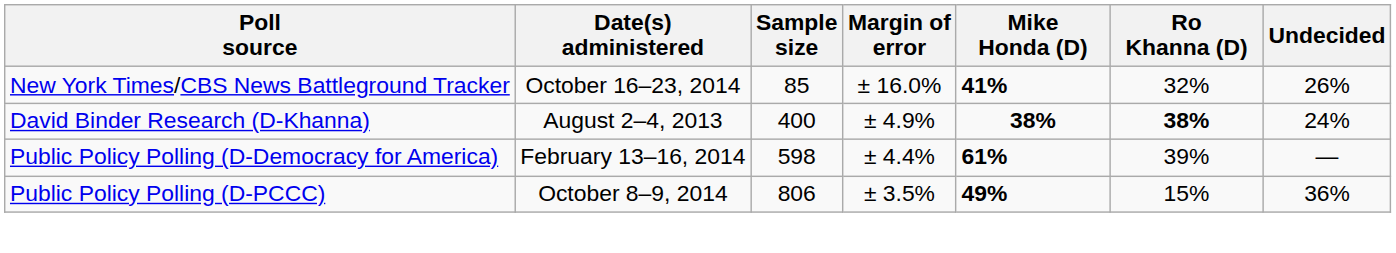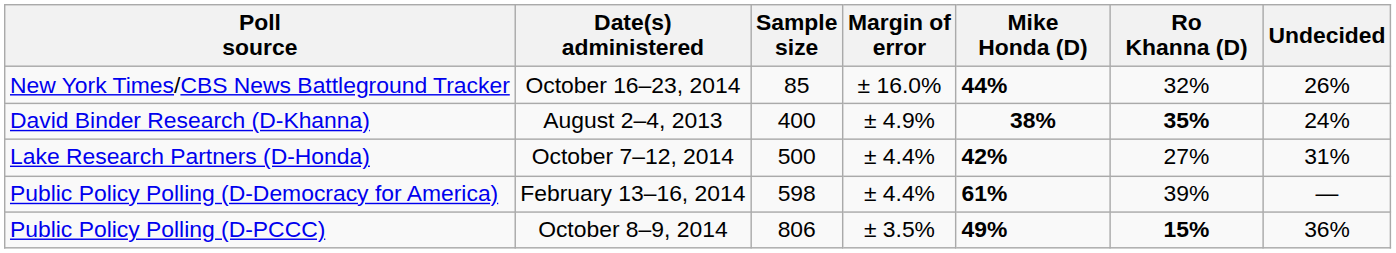(984, 84) 41% -> (984, 84) 44%
(1187, 120) 38% -> (1187, 120) 35%
+ row: (190, 157)
(1187, 193) normal -> (1187, 229) bold
